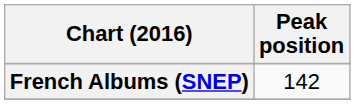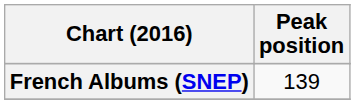(302, 81) 142 -> (302, 81) 139
